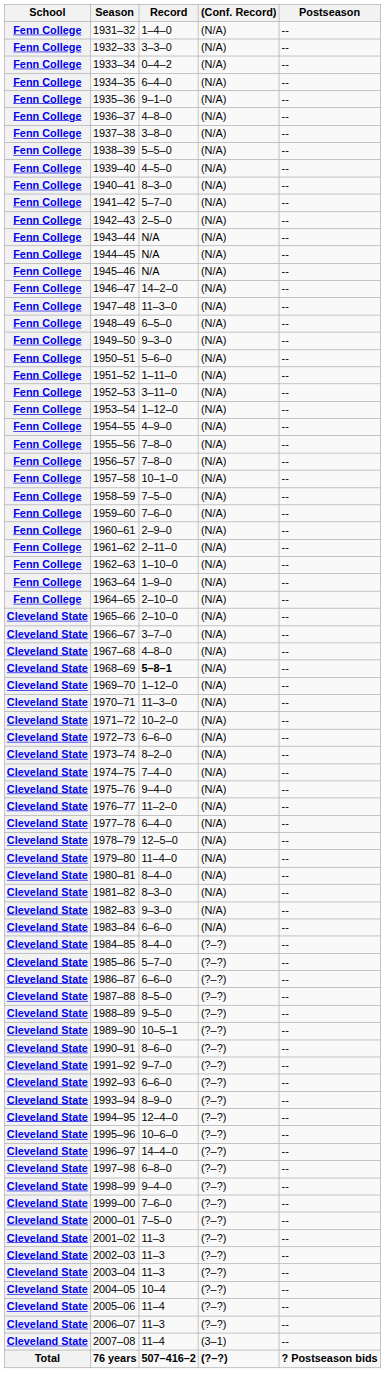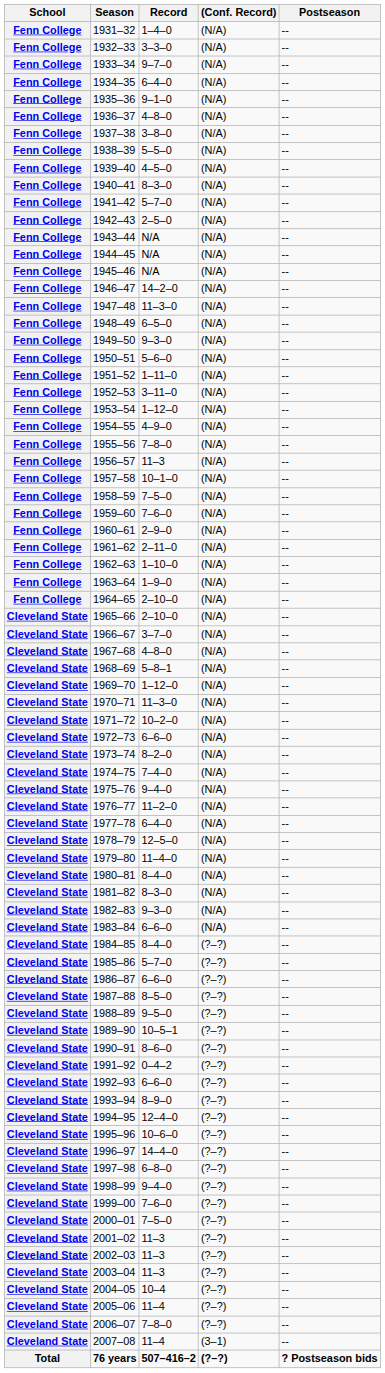(157, 64) 0–4–2 -> (157, 64) 9–7–0
(157, 461) 7–8–0 -> (153, 461) 11–3
(157, 668) bold -> (157, 668) normal
(157, 1065) 9–7–0 -> (157, 1065) 0–4–2
(153, 1324) 11–3 -> (157, 1324) 7–8–0
